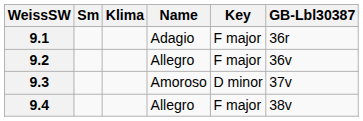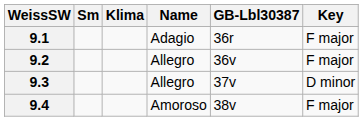columns swapped: (238, 15) <-> (312, 15)
(179, 82) Amoroso -> (172, 82) Allegro
(172, 104) Allegro -> (179, 104) Amoroso
